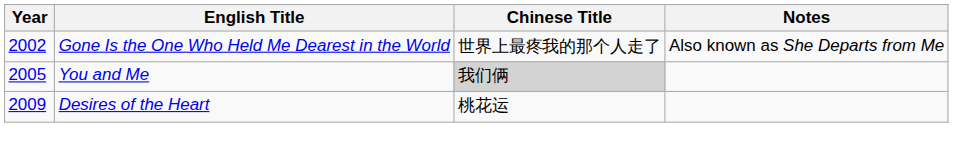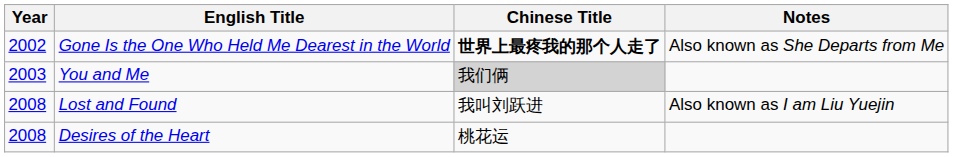(559, 45) normal -> (559, 45) bold
(27, 74) 2005 -> (27, 74) 2003
+ row: (118, 105)
(27, 105) 2009 -> (27, 135) 2008
